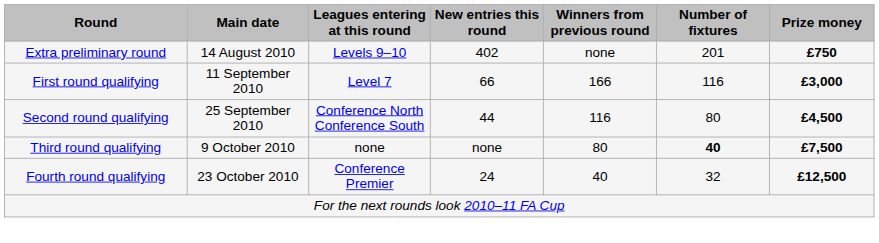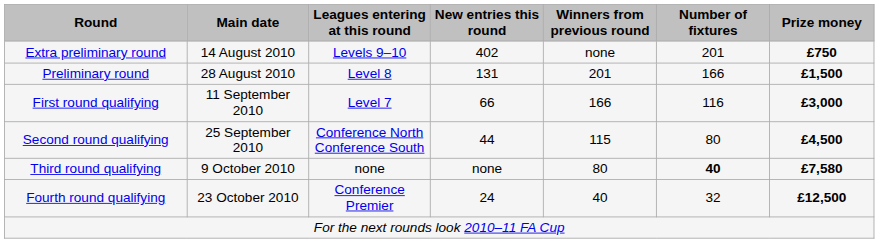+ row: (96, 73)
(600, 118) 116 -> (600, 139) 115
(822, 147) £7,500 -> (822, 169) £7,580
